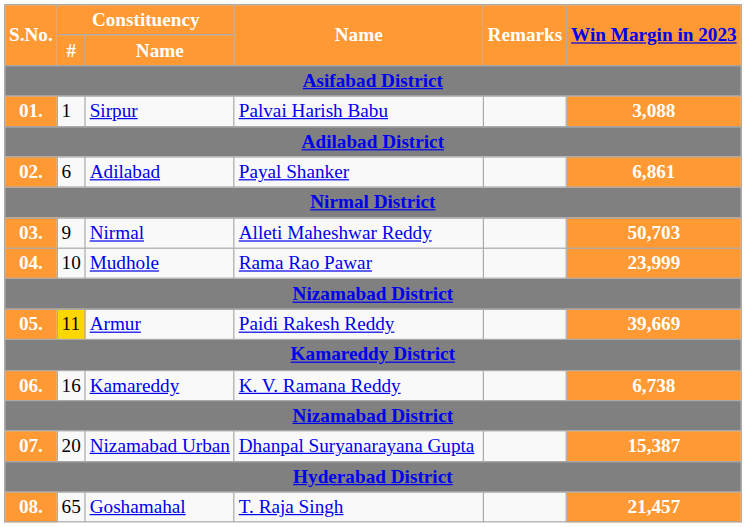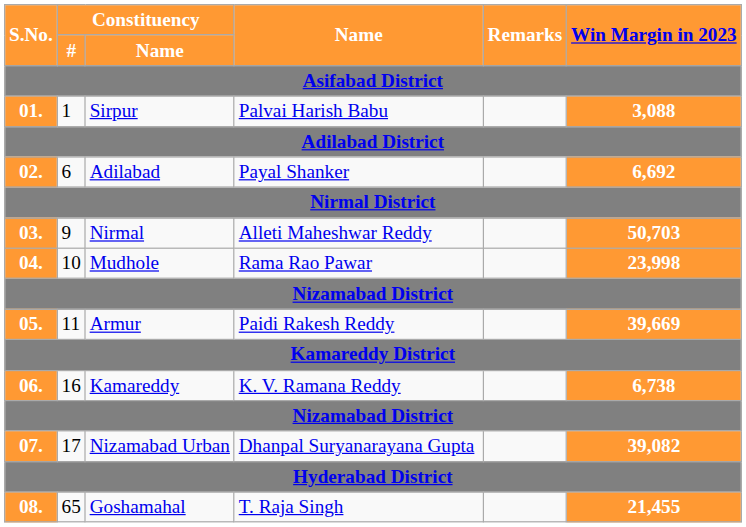(654, 171) 6,861 -> (654, 171) 6,692
(654, 263) 23,999 -> (654, 263) 23,998
(71, 324) gold background -> (71, 324) no background
(71, 446) 20 -> (71, 446) 17
(654, 446) 15,387 -> (654, 446) 39,082
(654, 506) 21,457 -> (654, 506) 21,455
